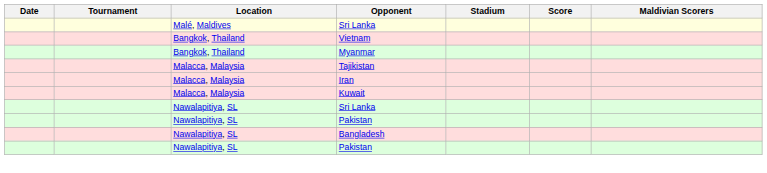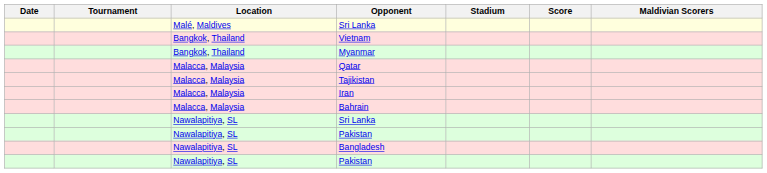+ row: (209, 66)
+ row: (209, 107)
- row: (209, 93)
